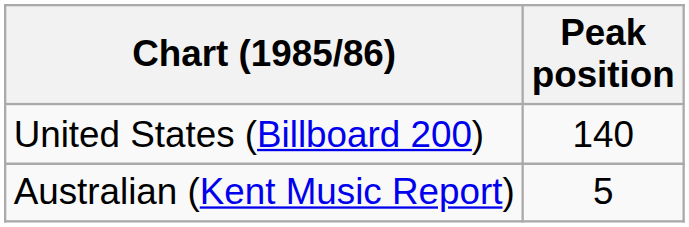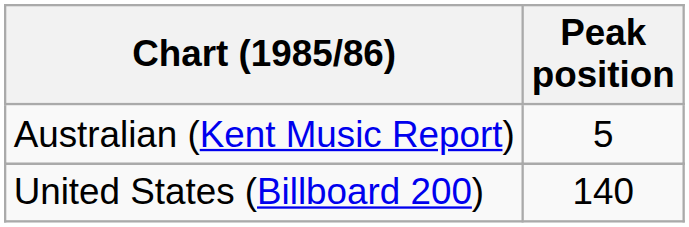rows swapped: (264, 191) <-> (249, 133)
